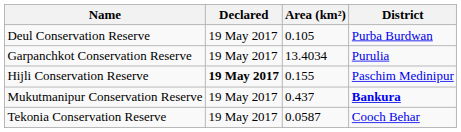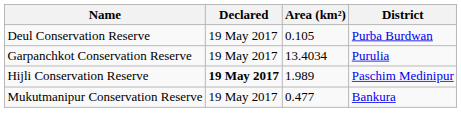(300, 76) 0.155 -> (300, 76) 1.989
(300, 96) 0.437 -> (300, 96) 0.477
(376, 96) bold -> (374, 96) normal
- row: (87, 117)
